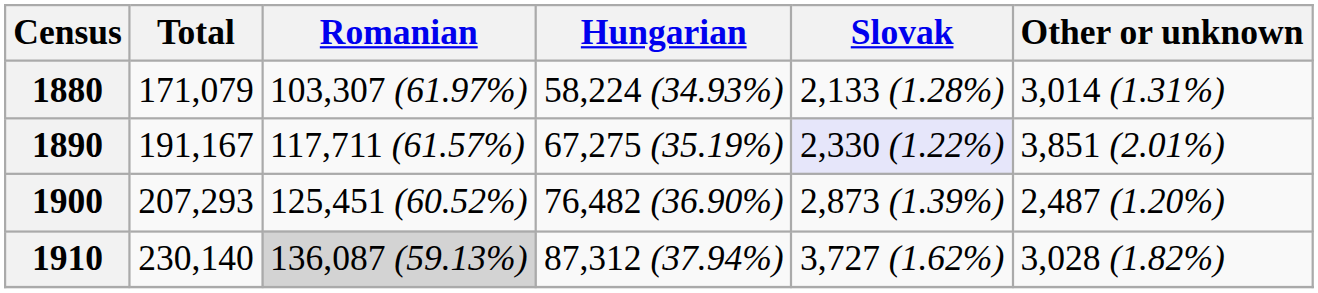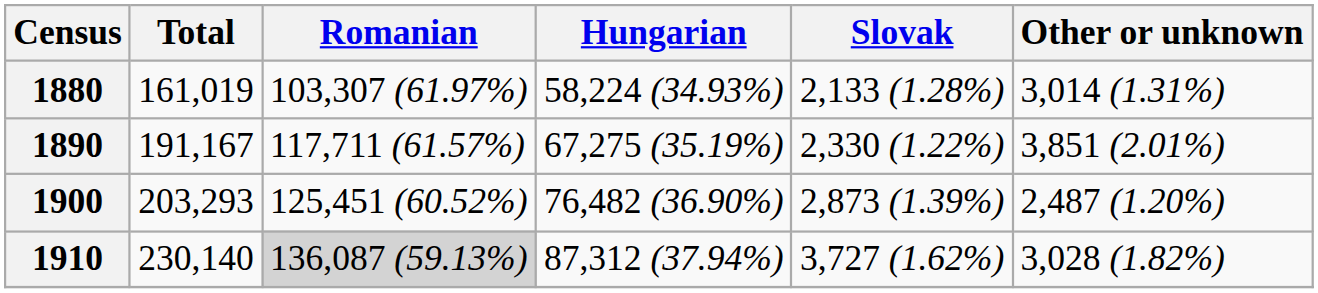(196, 88) 171,079 -> (196, 88) 161,019
(902, 145) lavender background -> (902, 145) no background
(196, 201) 207,293 -> (196, 201) 203,293
